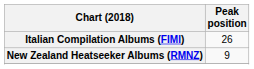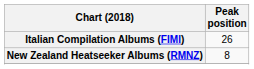(227, 55) 9 -> (227, 55) 8
